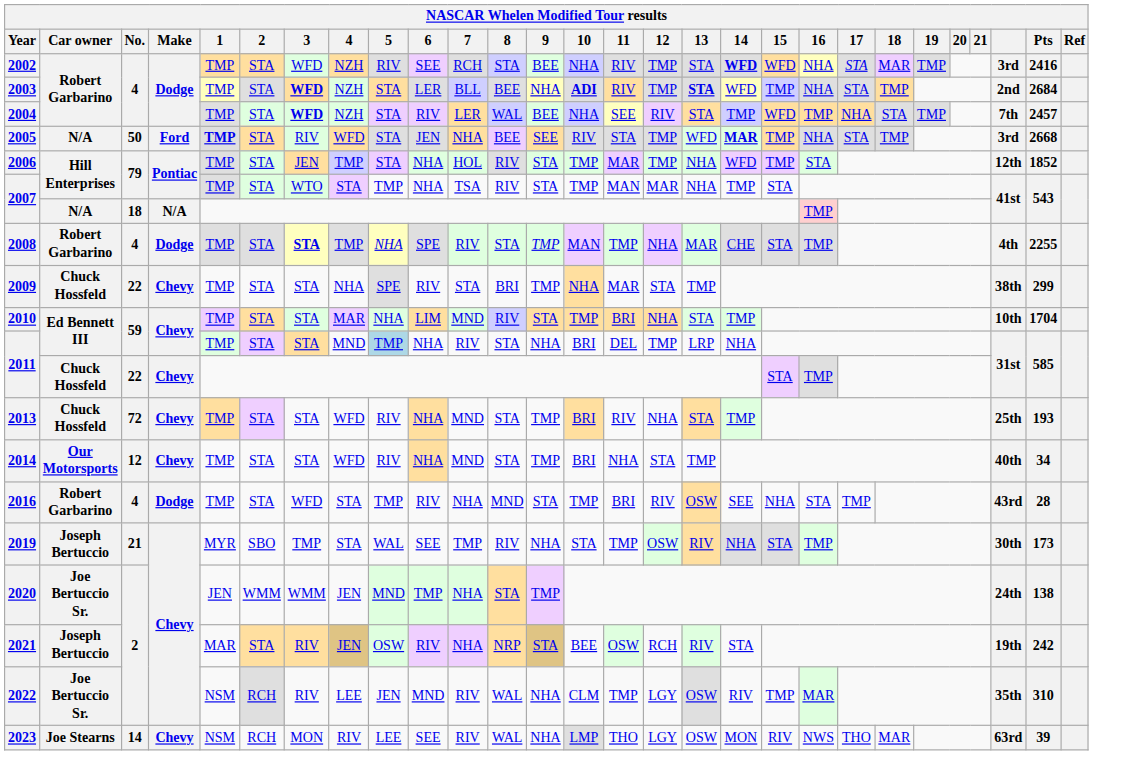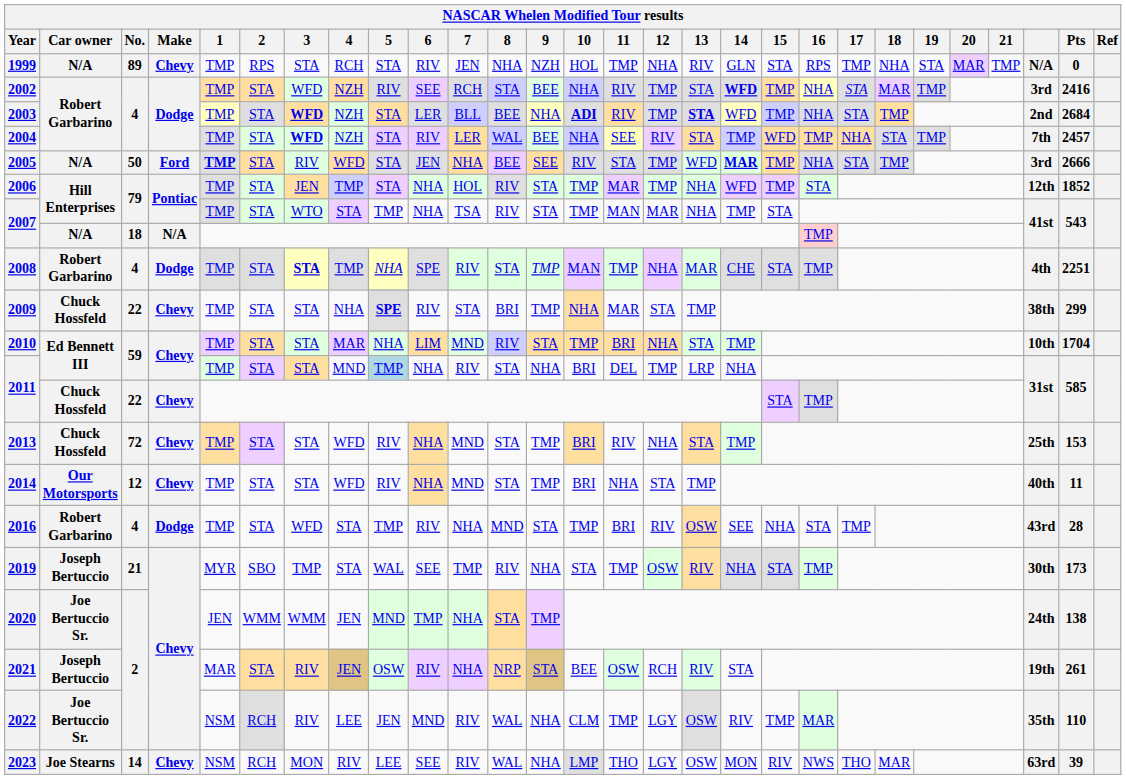+ row: (22, 65)
(780, 65) WFD -> (780, 89) TMP
(1043, 138) 2668 -> (1076, 162) 2666
(1043, 244) 2255 -> (1076, 268) 2251
(389, 286) normal -> (389, 310) bold
(1043, 418) 193 -> (1076, 442) 153
(1043, 460) 34 -> (1076, 484) 11
(1043, 645) 242 -> (1076, 669) 261
(1043, 695) 310 -> (1076, 720) 110
